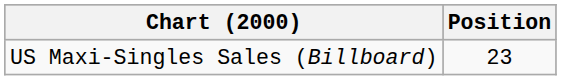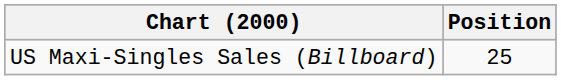(499, 58) 23 -> (499, 58) 25
